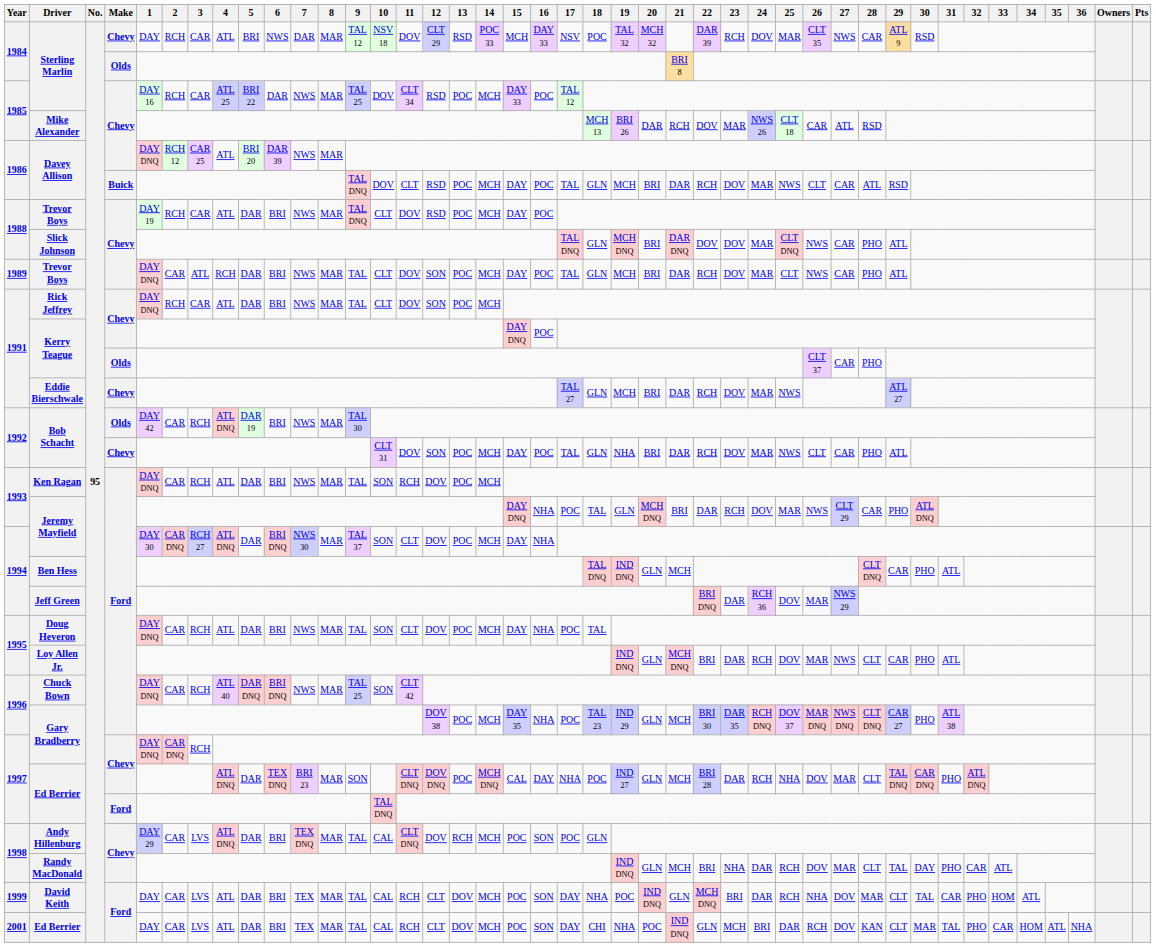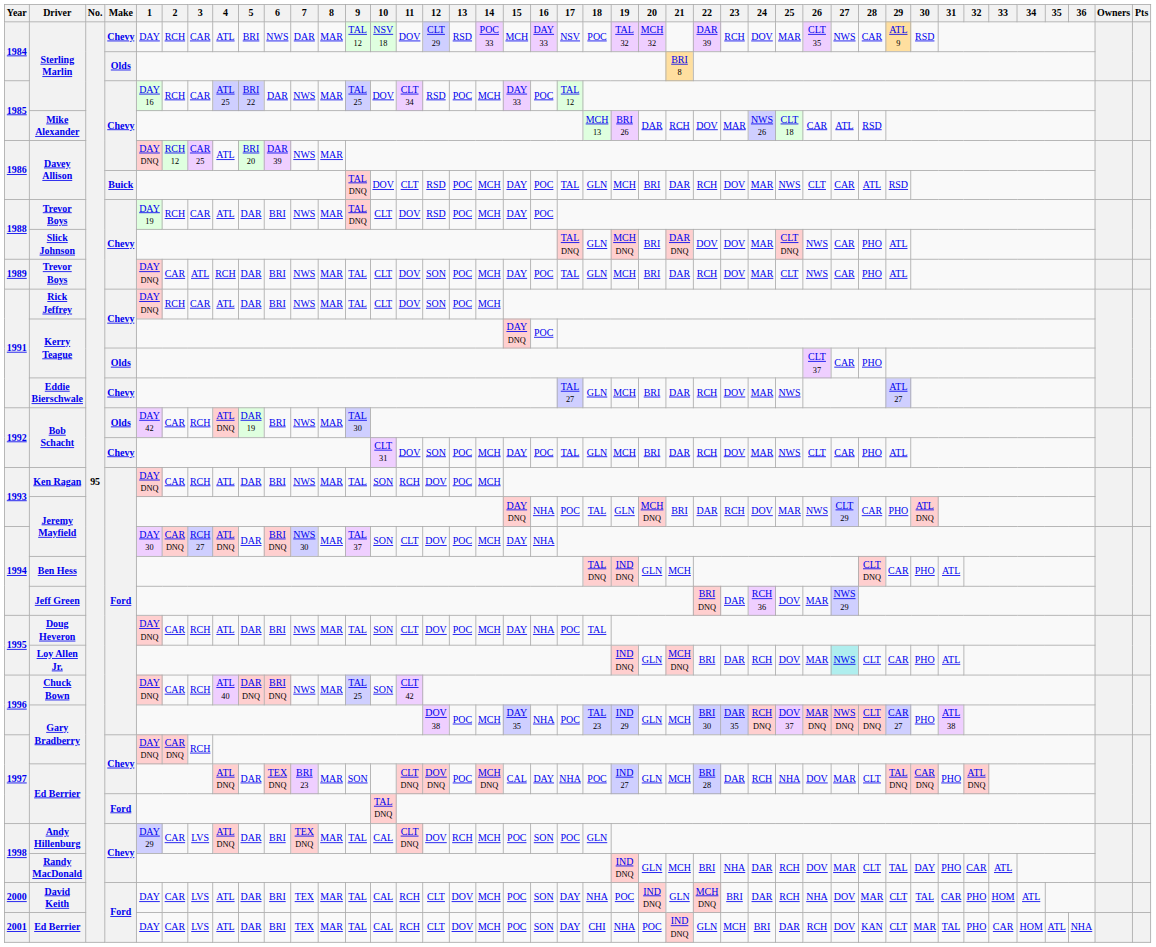(625, 452) NHA -> (625, 452) MCH
(844, 660) no background -> (844, 660) paleturquoise background
(17, 897) 1999 -> (17, 897) 2000
